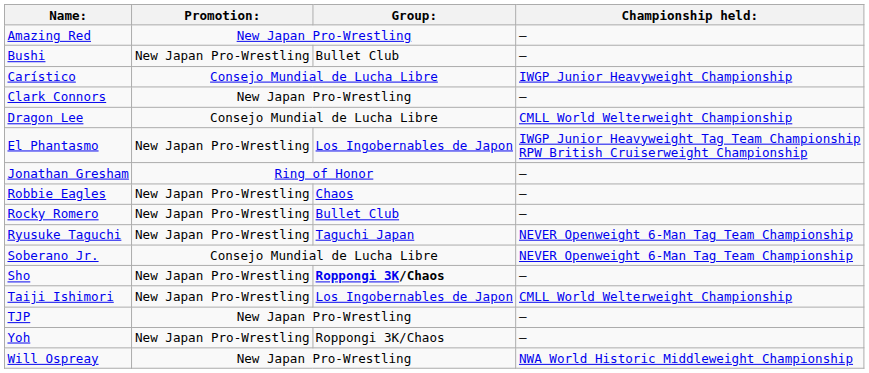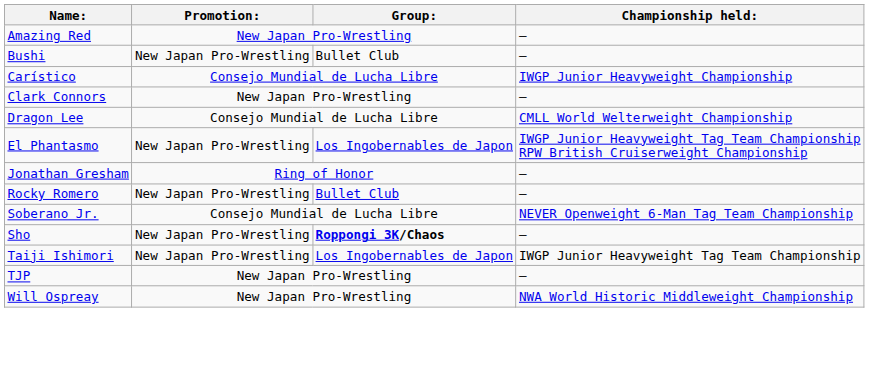- row: (57, 194)
- row: (64, 235)
(656, 296) CMLL World Welterweight Championship -> (690, 255) IWGP Junior Heavyweight Tag Team Championship
- row: (19, 338)
